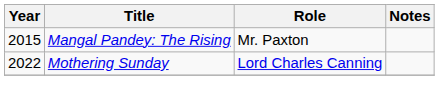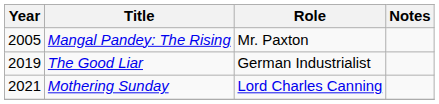(24, 39) 2015 -> (24, 39) 2005
+ row: (95, 63)
(24, 63) 2022 -> (24, 87) 2021
